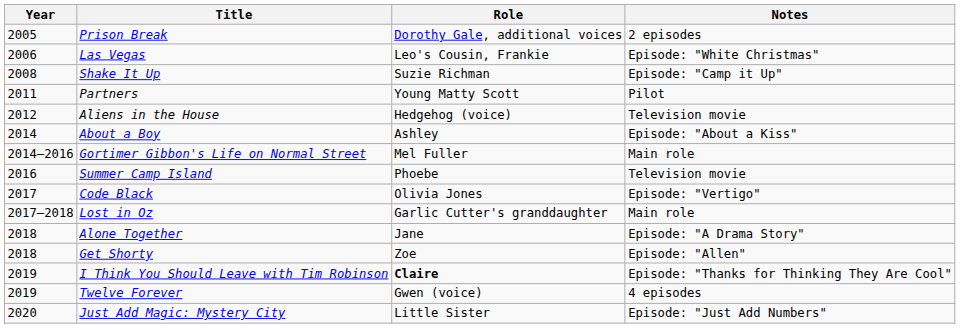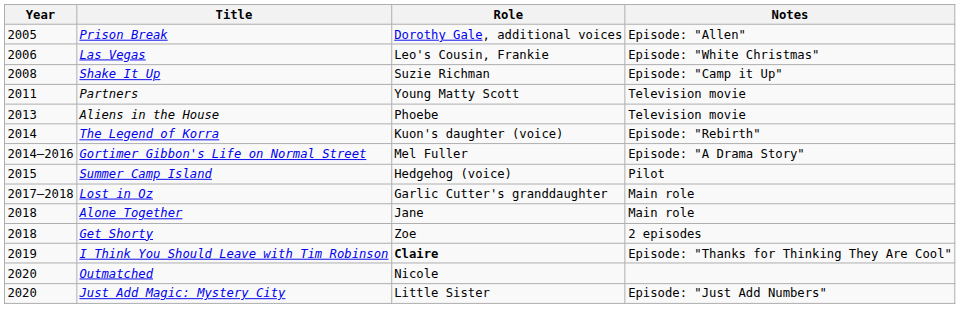(665, 34) 2 episodes -> (687, 34) Episode: "Allen"
(647, 94) Pilot -> (687, 94) Television movie
(22, 114) 2012 -> (22, 114) 2013
(453, 114) Hedgehog (voice) -> (416, 114) Phoebe
- row: (120, 134)
+ row: (149, 134)
(661, 154) Main role -> (716, 154) Episode: "A Drama Story"
(22, 174) 2016 -> (22, 174) 2015
(416, 174) Phoebe -> (453, 174) Hedgehog (voice)
(687, 174) Television movie -> (647, 174) Pilot
- row: (116, 194)
(716, 234) Episode: "A Drama Story" -> (661, 214) Main role
(687, 253) Episode: "Allen" -> (665, 234) 2 episodes
- row: (131, 293)
+ row: (116, 273)
